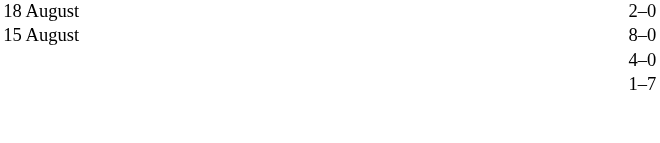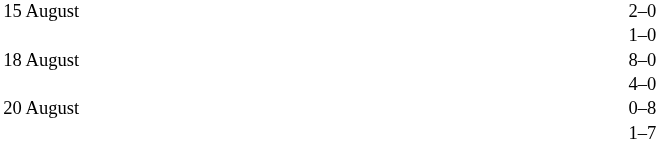(41, 11) 18 August -> (41, 11) 15 August
+ row: (642, 35)
(41, 35) 15 August -> (41, 59) 18 August
+ row: (642, 108)
